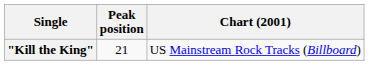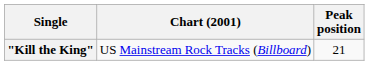columns swapped: (255, 22) <-> (122, 22)
